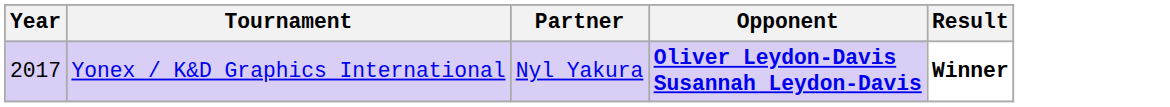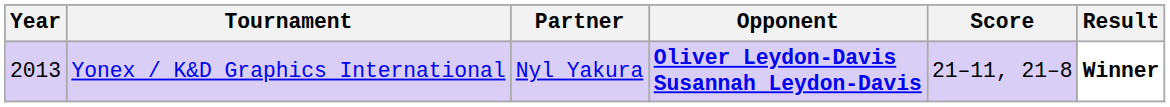+ column: (1002, 22)
(36, 71) 2017 -> (36, 71) 2013
